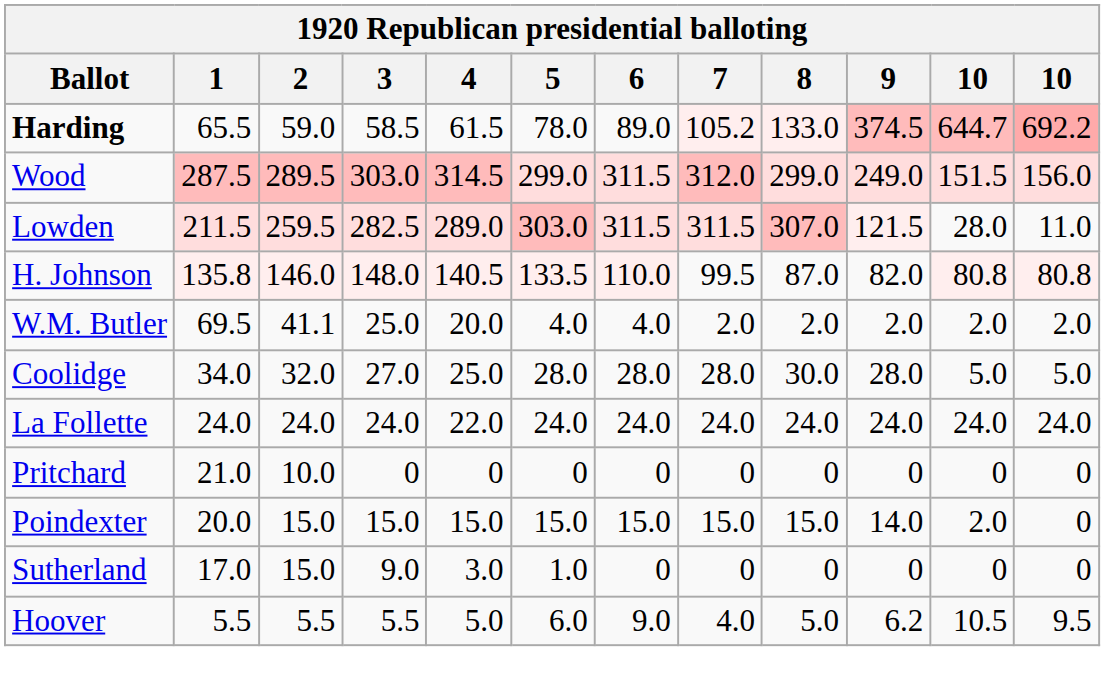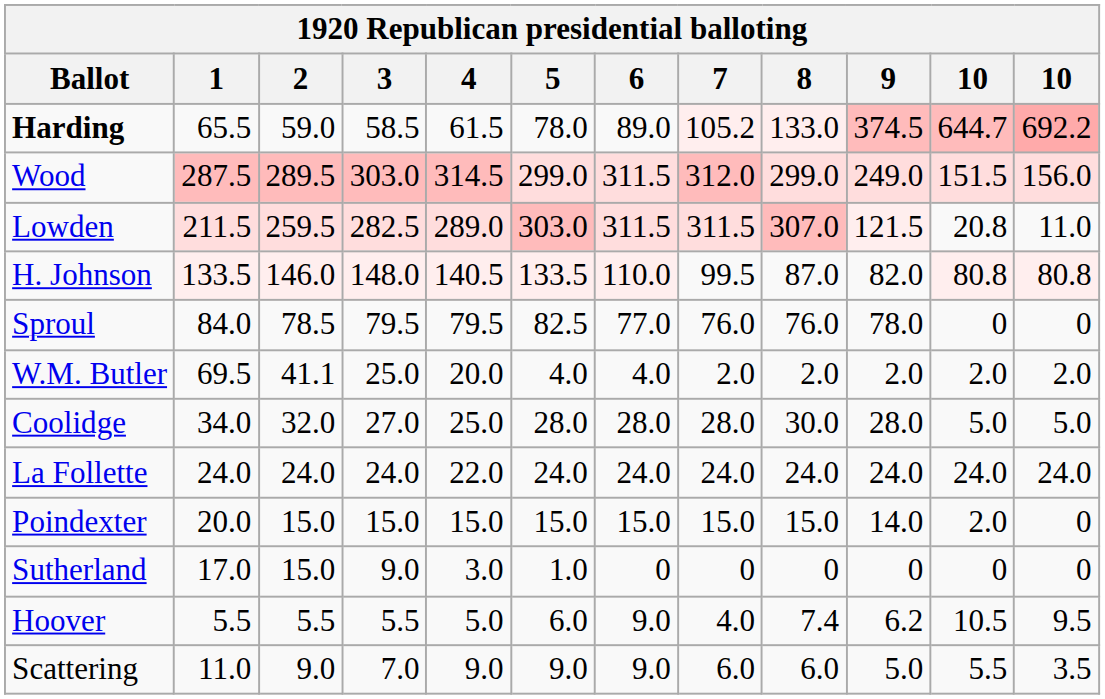(980, 226) 28.0 -> (980, 226) 20.8
(216, 275) 135.8 -> (216, 275) 133.5
+ row: (54, 324)
- row: (69, 472)
(820, 619) 5.0 -> (820, 619) 7.4
+ row: (75, 669)
